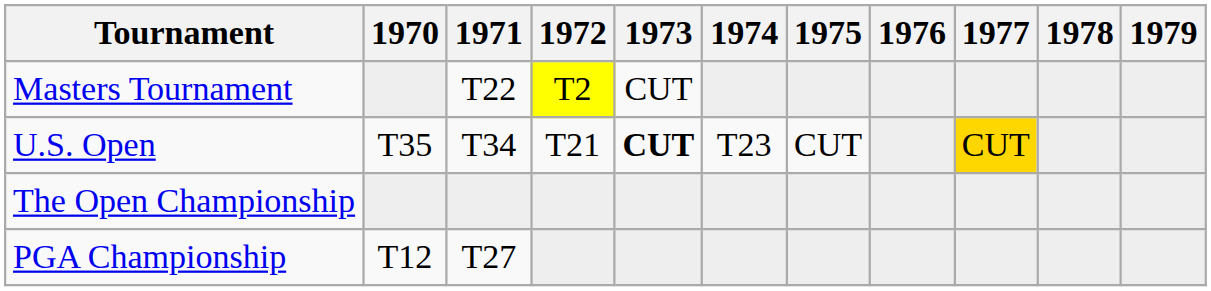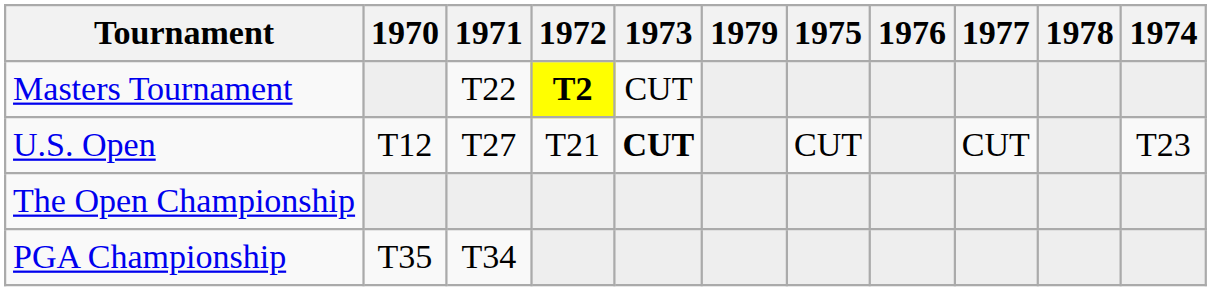columns swapped: (744, 32) <-> (1163, 32)
(573, 88) normal -> (573, 88) bold
(405, 145) T35 -> (405, 145) T12
(489, 145) T34 -> (489, 145) T27
(996, 145) gold background -> (996, 145) no background
(405, 257) T12 -> (405, 257) T35
(489, 257) T27 -> (489, 257) T34
